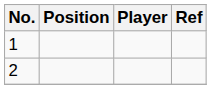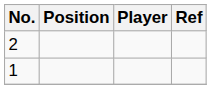rows swapped: (13, 44) <-> (13, 71)
